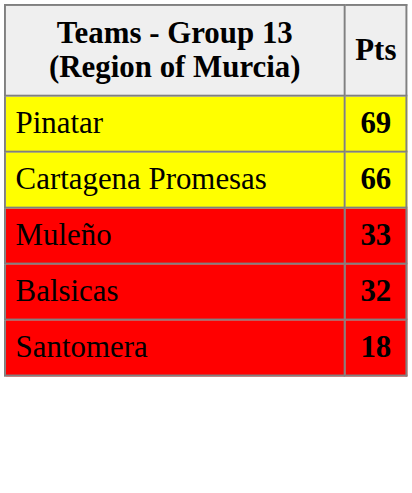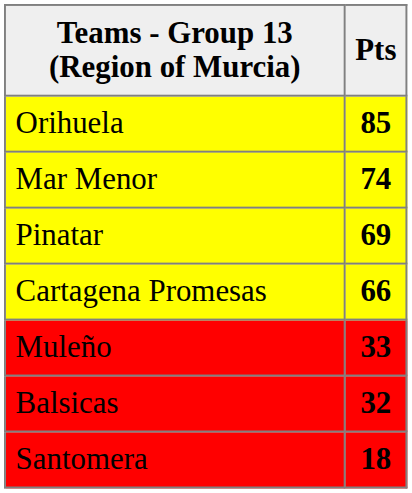+ row: (70, 123)
+ row: (86, 179)
